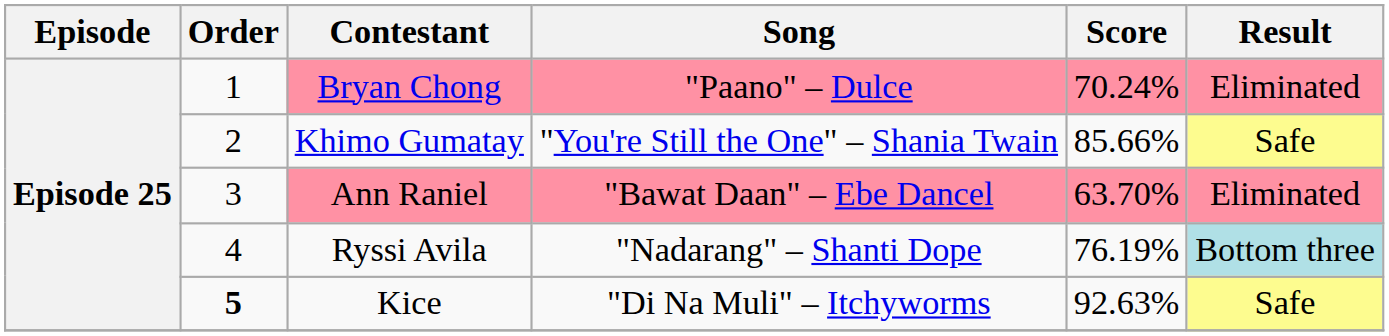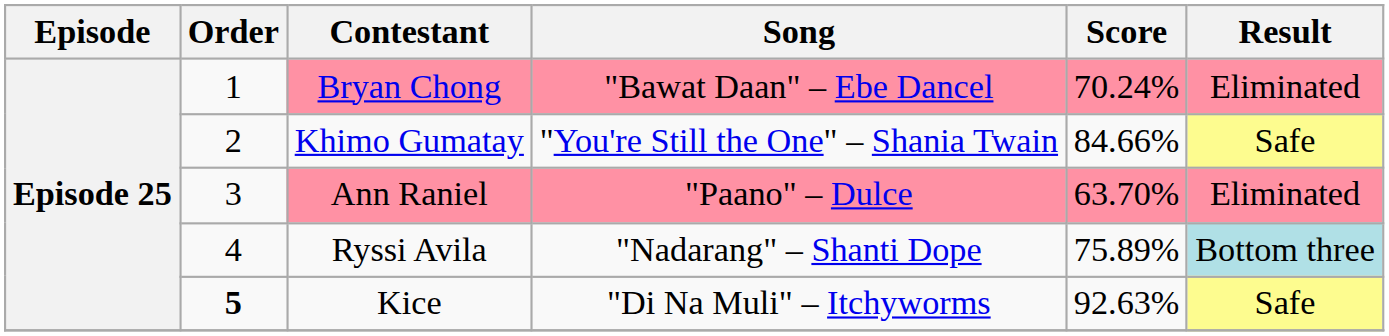(799, 85) "Paano" – Dulce -> (799, 85) "Bawat Daan" – Ebe Dancel
(1127, 140) 85.66% -> (1127, 140) 84.66%
(799, 194) "Bawat Daan" – Ebe Dancel -> (799, 194) "Paano" – Dulce
(1127, 248) 76.19% -> (1127, 248) 75.89%
